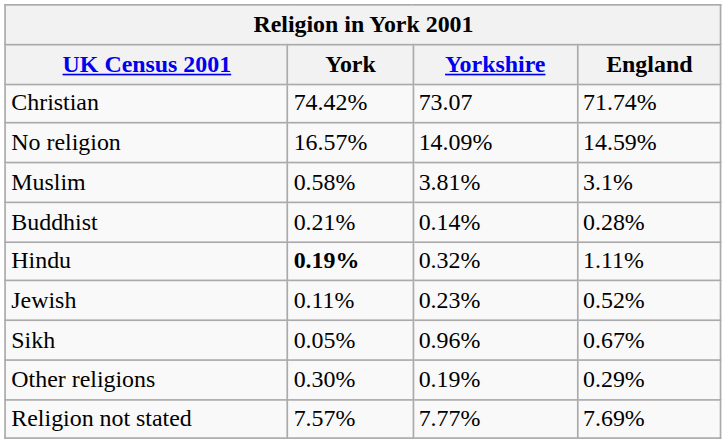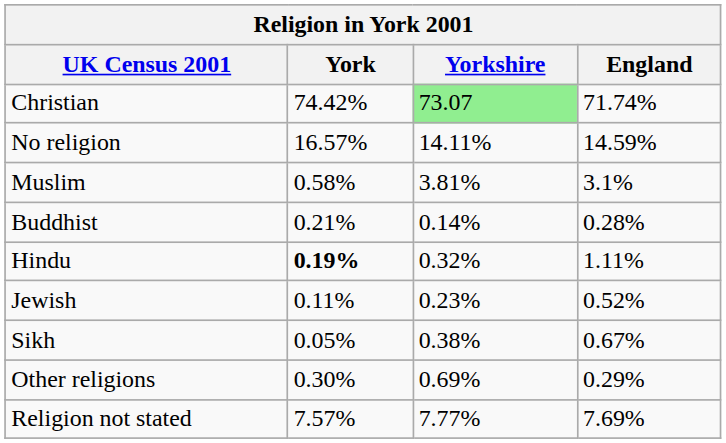(446, 103) no background -> (446, 103) lightgreen background
(455, 142) 14.09% -> (455, 142) 14.11%
(449, 340) 0.96% -> (449, 340) 0.38%
(449, 379) 0.19% -> (449, 379) 0.69%
